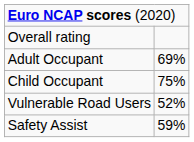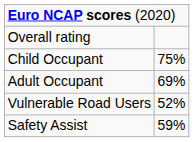rows swapped: (55, 59) <-> (55, 81)
